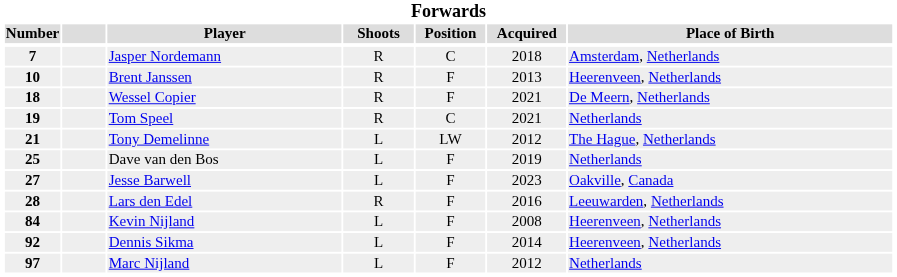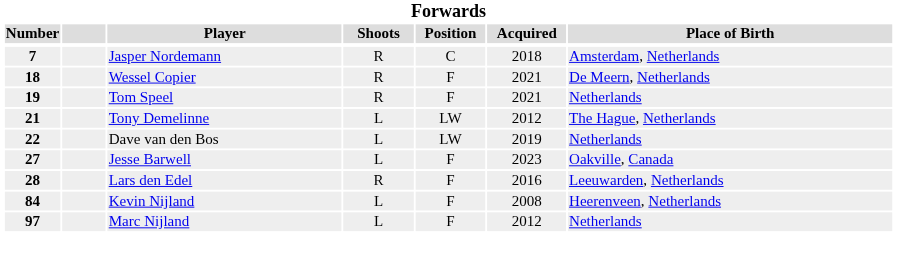- row: (150, 76)
(450, 118) C -> (450, 97) F
(33, 159) 25 -> (33, 139) 22
(450, 159) F -> (450, 139) LW
- row: (151, 242)
